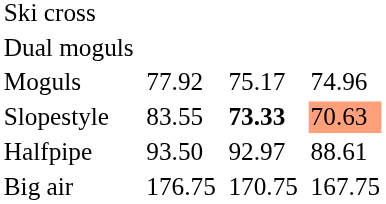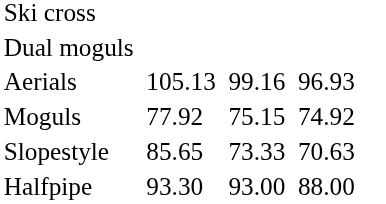+ row: (40, 82)
(257, 82) 75.17 -> (257, 116) 75.15
(339, 82) 74.96 -> (326, 116) 74.92
(175, 116) 83.55 -> (175, 151) 85.65
(257, 116) bold -> (257, 151) normal
(339, 116) lightsalmon background -> (326, 151) no background
(175, 151) 93.50 -> (175, 186) 93.30
(257, 151) 92.97 -> (257, 186) 93.00
(339, 151) 88.61 -> (326, 186) 88.00
- row: (39, 186)
